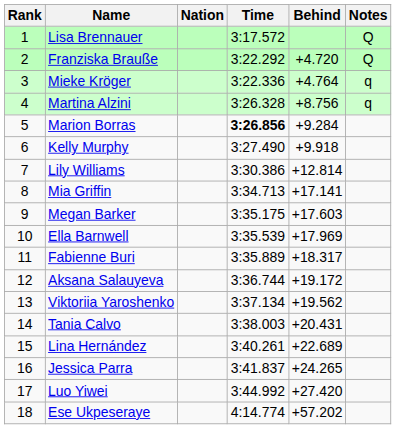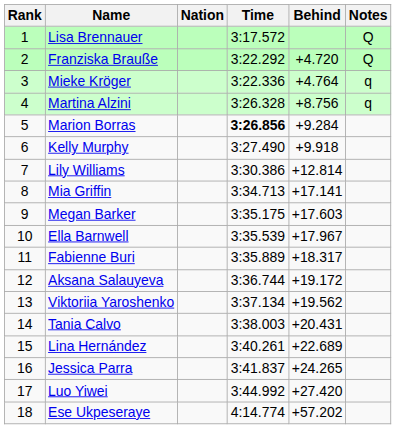(317, 236) +17.969 -> (317, 236) +17.967
